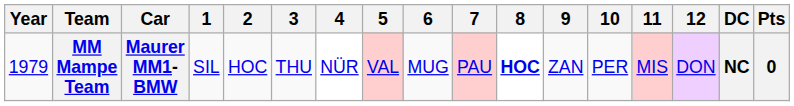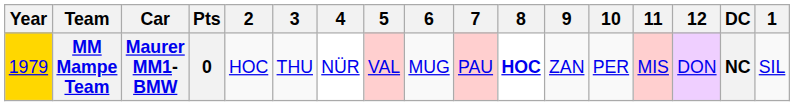columns swapped: (206, 19) <-> (772, 19)
(28, 67) no background -> (28, 67) gold background
